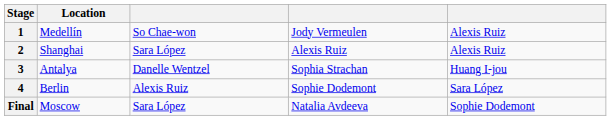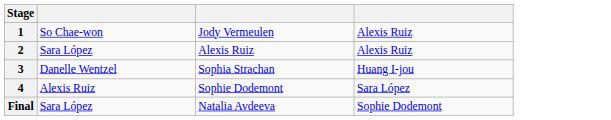- column: (83, 13)
